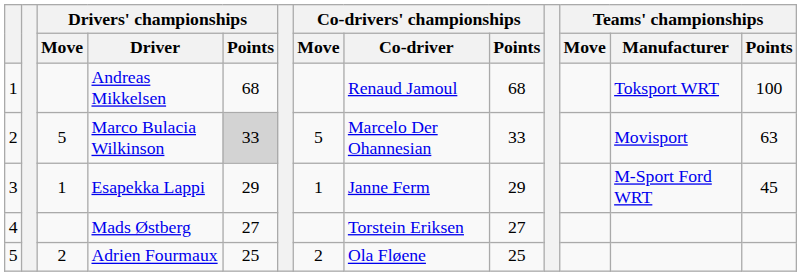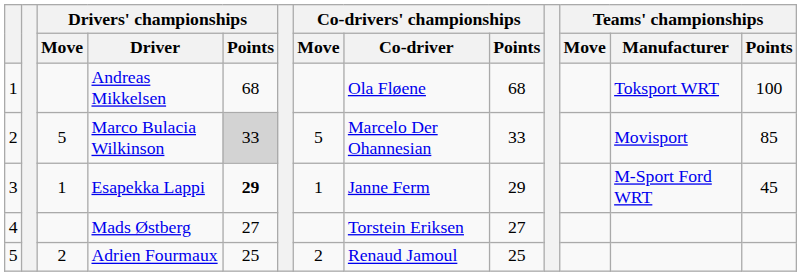(403, 87) Renaud Jamoul -> (387, 87) Ola Fløene
(769, 137) 63 -> (769, 137) 85
(250, 187) normal -> (250, 187) bold
(387, 256) Ola Fløene -> (403, 256) Renaud Jamoul
